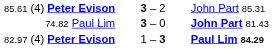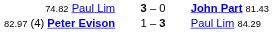- row: (60, 8)
(227, 39) bold -> (226, 23) normal
